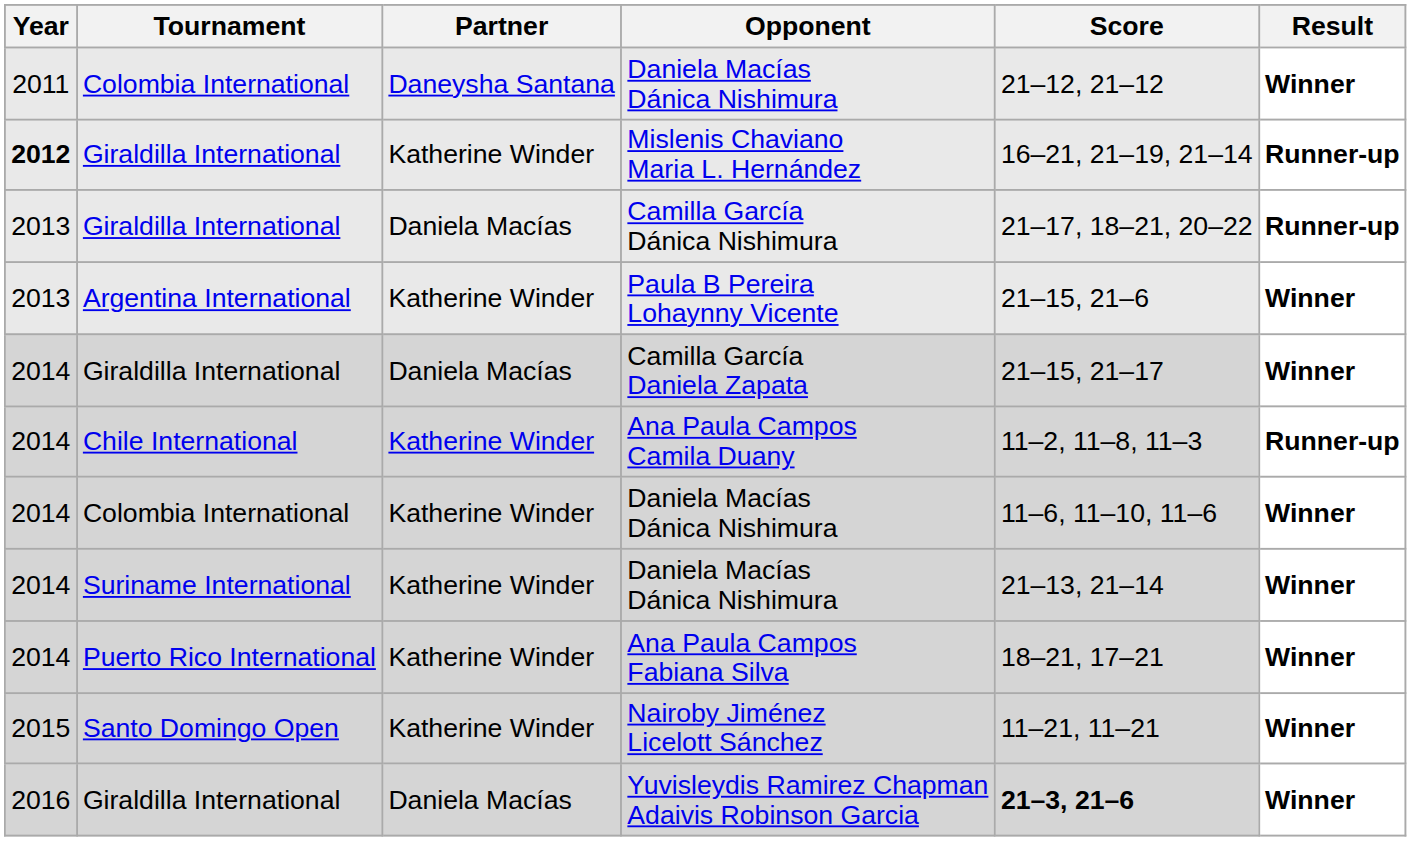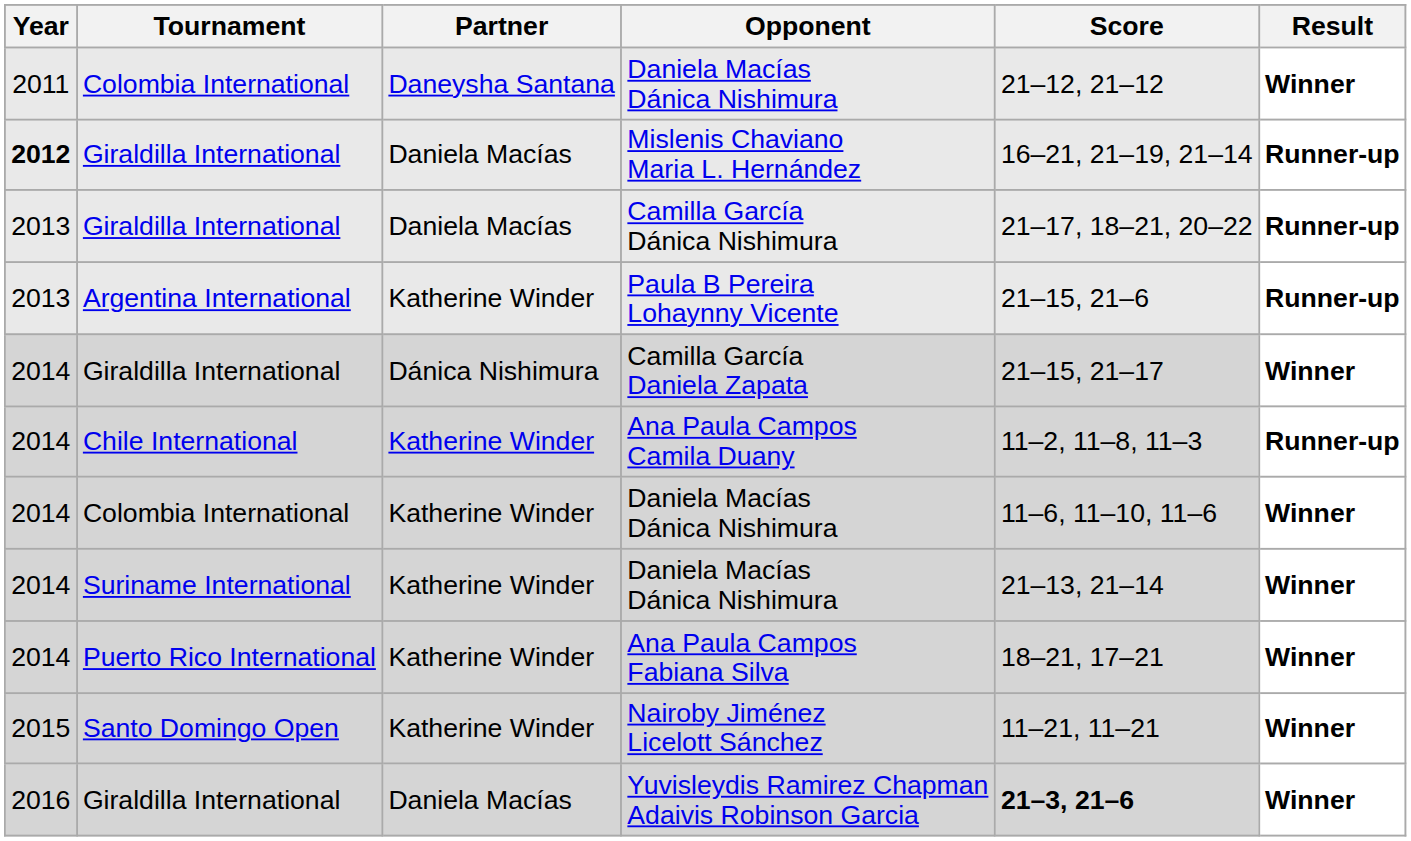(491, 155) Katherine Winder -> (480, 155) Daniela Macías
(1310, 298) Winner -> (1332, 298) Runner-up
(480, 370) Daniela Macías -> (493, 370) Dánica Nishimura
